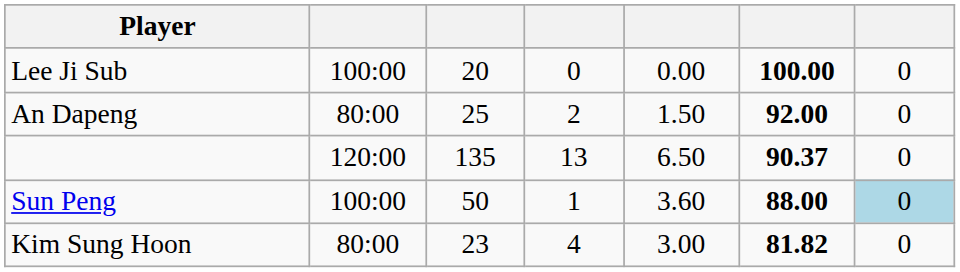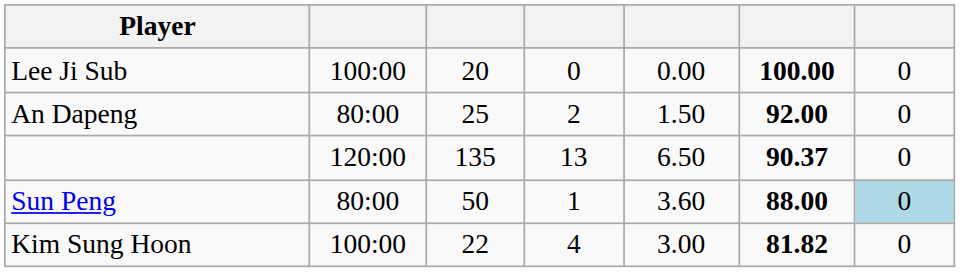(368, 200) 100:00 -> (368, 200) 80:00
(368, 244) 80:00 -> (368, 244) 100:00
(475, 244) 23 -> (475, 244) 22
